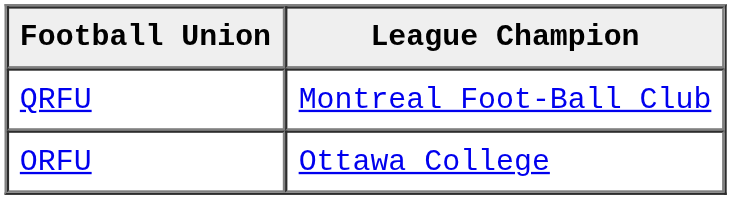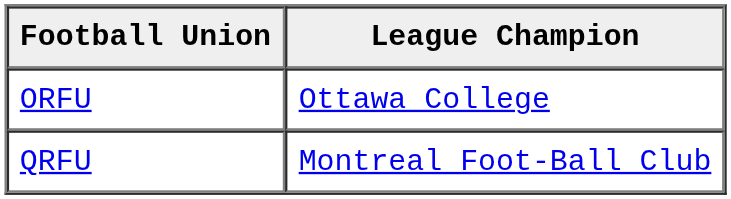rows swapped: (56, 162) <-> (56, 99)
